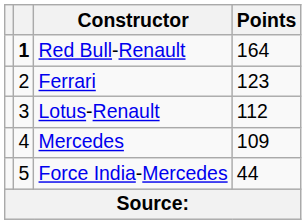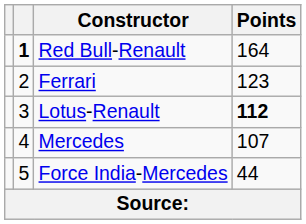(252, 112) normal -> (253, 112) bold
(253, 142) 109 -> (253, 142) 107
